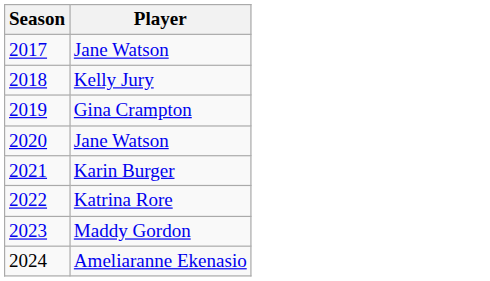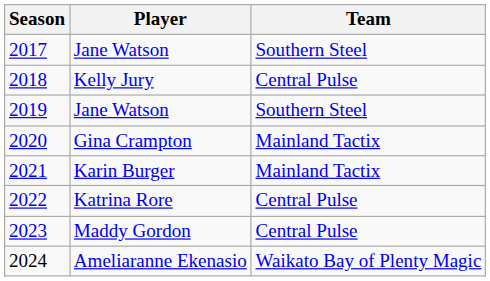+ column: (368, 19)
(133, 110) Gina Crampton -> (121, 110) Jane Watson
(121, 140) Jane Watson -> (133, 140) Gina Crampton
